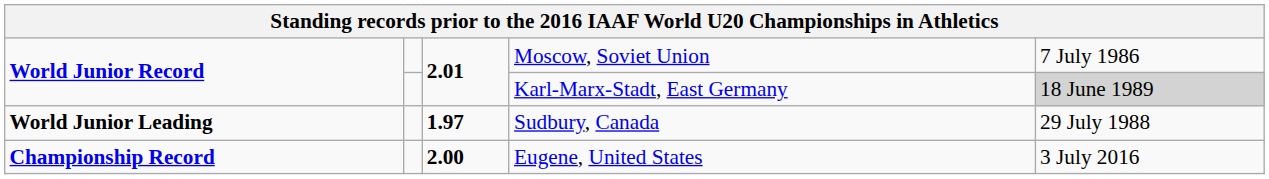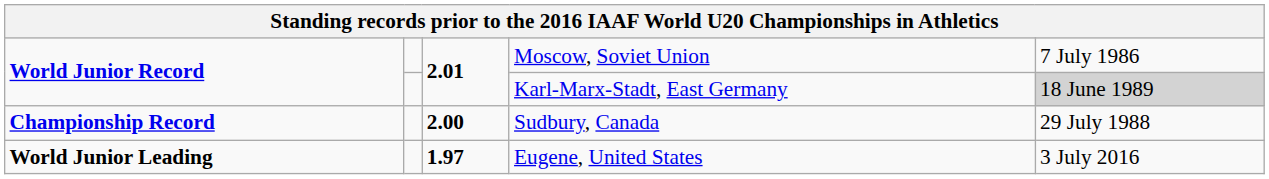(111, 122) World Junior Leading -> (112, 122) Championship Record
(445, 122) 1.97 -> (445, 122) 2.00
(112, 156) Championship Record -> (111, 156) World Junior Leading
(445, 156) 2.00 -> (445, 156) 1.97
